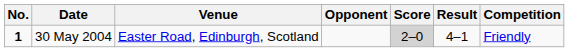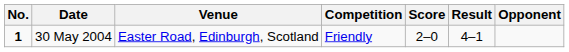columns swapped: (356, 15) <-> (522, 15)
(412, 36) lightgrey background -> (427, 36) no background
